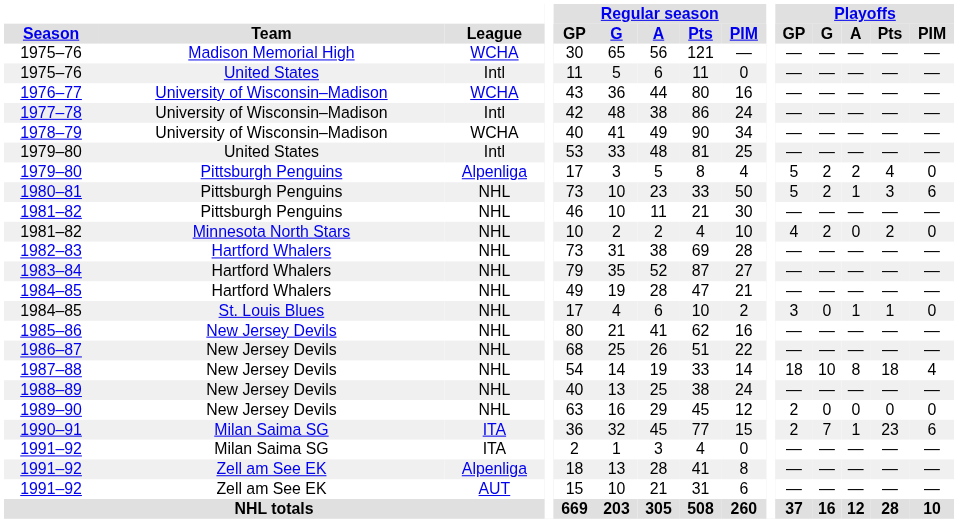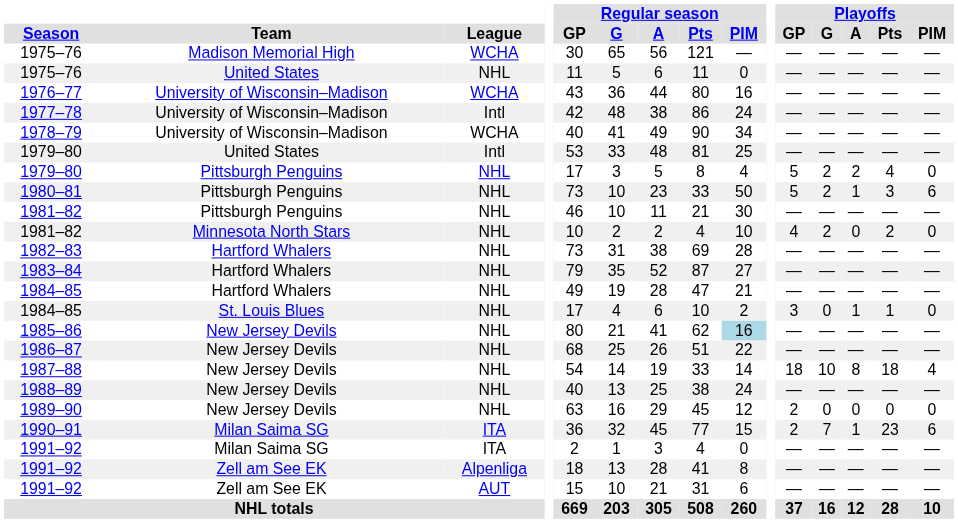(494, 73) Intl -> (494, 73) NHL
(494, 172) Alpenliga -> (494, 172) NHL
(744, 330) no background -> (744, 330) lightblue background
